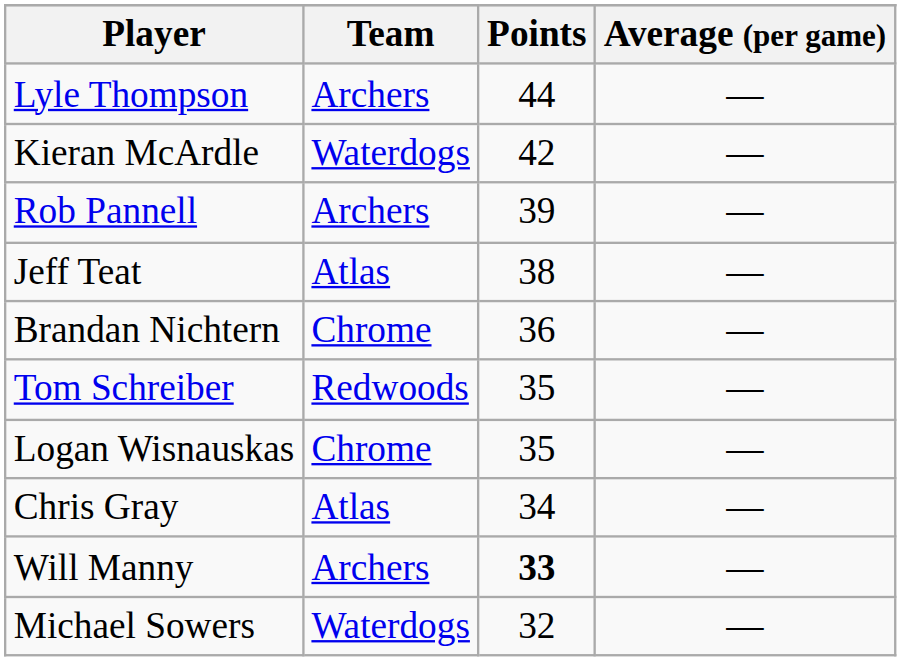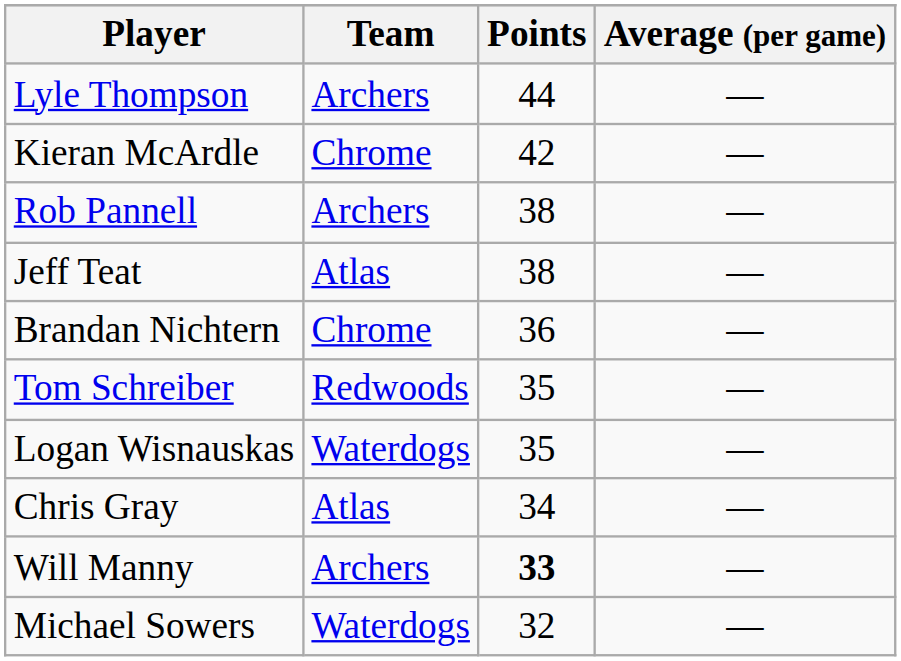(391, 152) Waterdogs -> (371, 152) Chrome
(537, 211) 39 -> (537, 211) 38
(371, 447) Chrome -> (391, 447) Waterdogs
